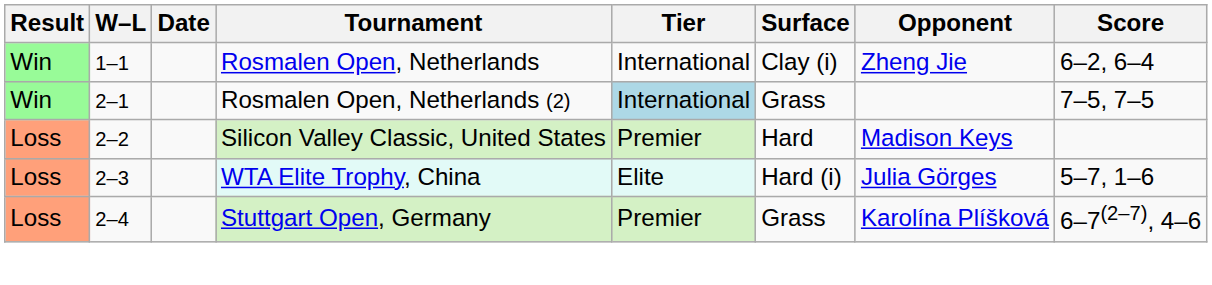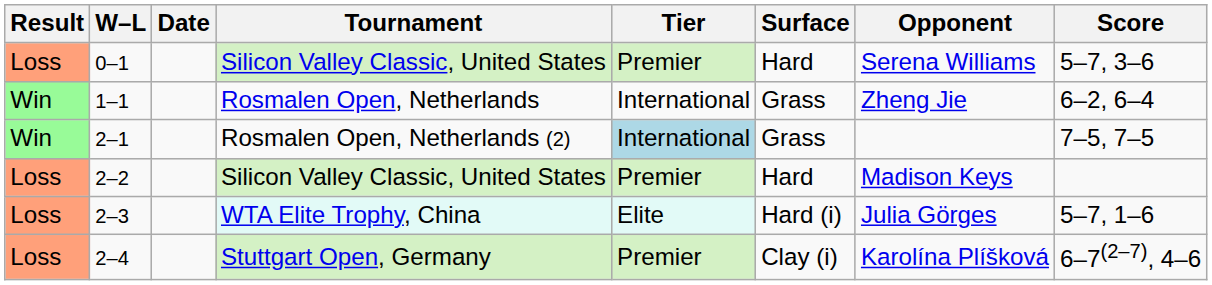+ row: (112, 63)
(799, 61) Clay (i) -> (793, 100) Grass
(793, 218) Grass -> (799, 256) Clay (i)
